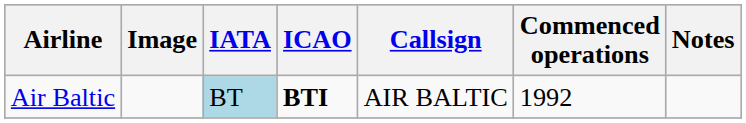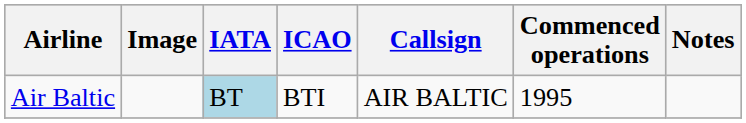(306, 96) bold -> (304, 96) normal
(546, 96) 1992 -> (546, 96) 1995
